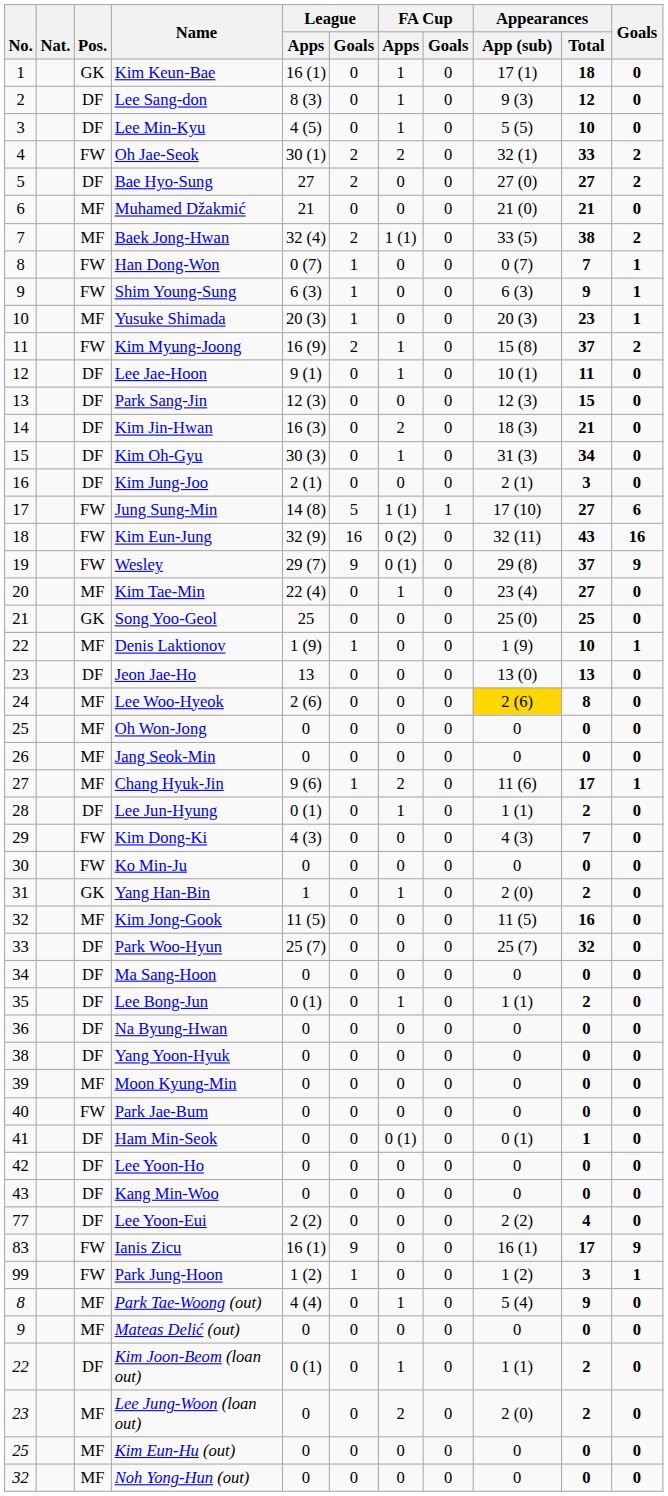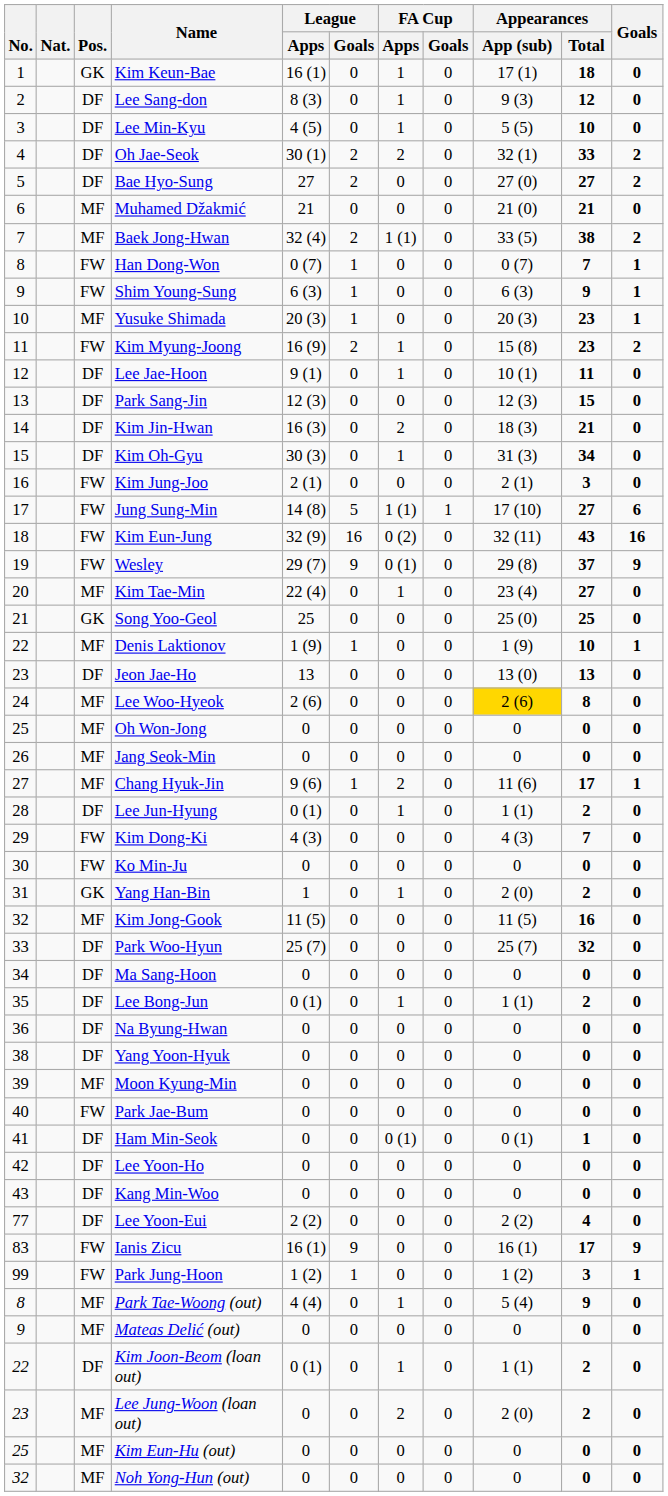(93, 154) FW -> (93, 154) DF
(586, 346) 37 -> (586, 346) 23
(93, 482) DF -> (93, 482) FW
